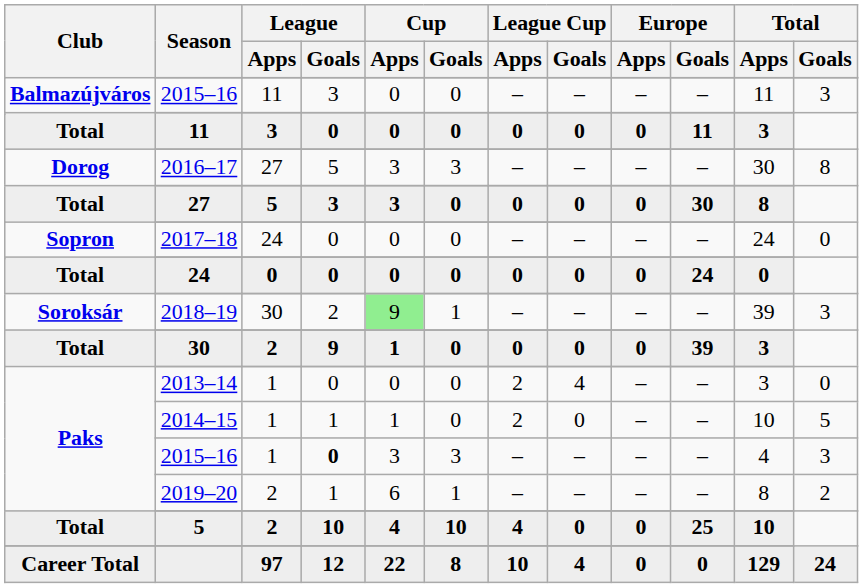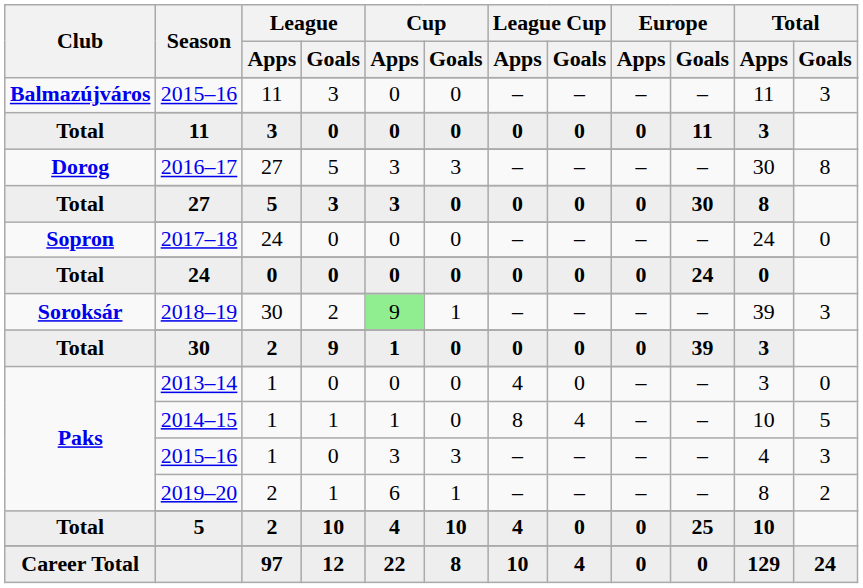(517, 383) 2 -> (517, 383) 4
(579, 383) 4 -> (579, 383) 0
(517, 420) 2 -> (517, 420) 8
(579, 420) 0 -> (579, 420) 4
(333, 456) bold -> (333, 456) normal
